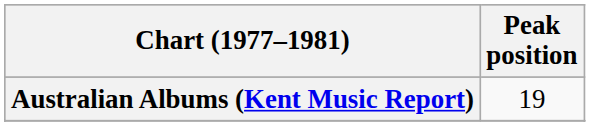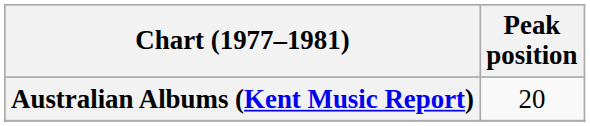(532, 98) 19 -> (532, 98) 20
